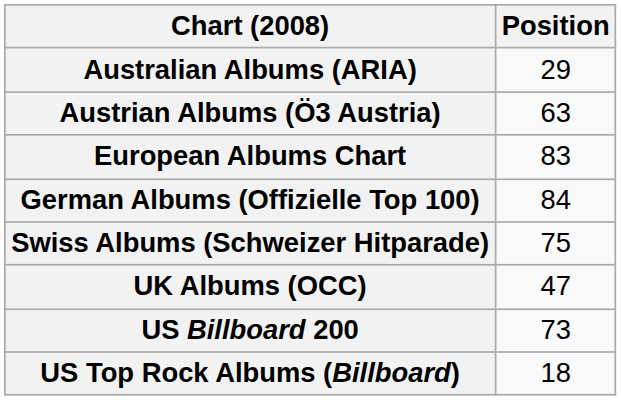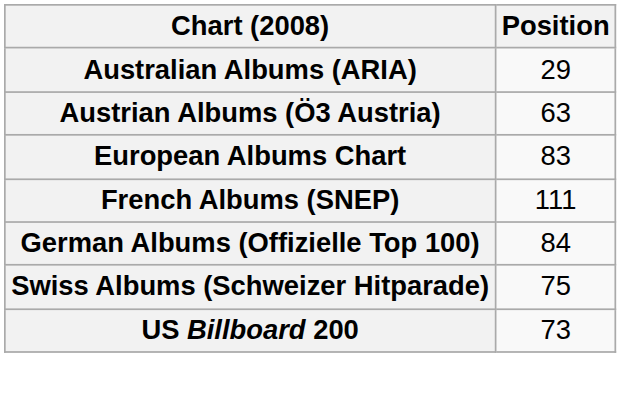+ row: (250, 199)
- row: (250, 286)
- row: (250, 373)
